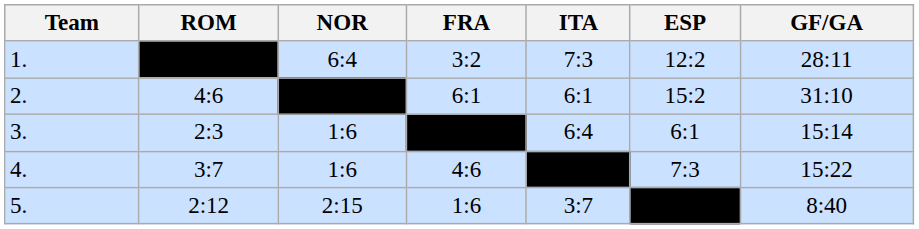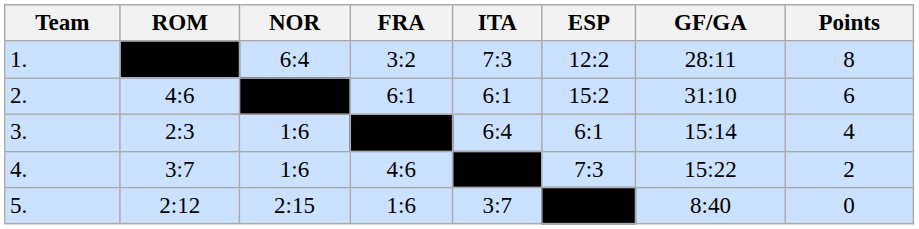+ column: (849, 22)
